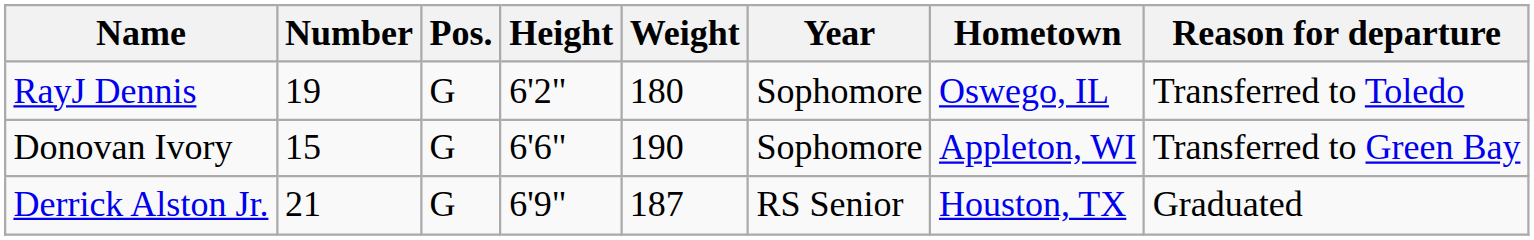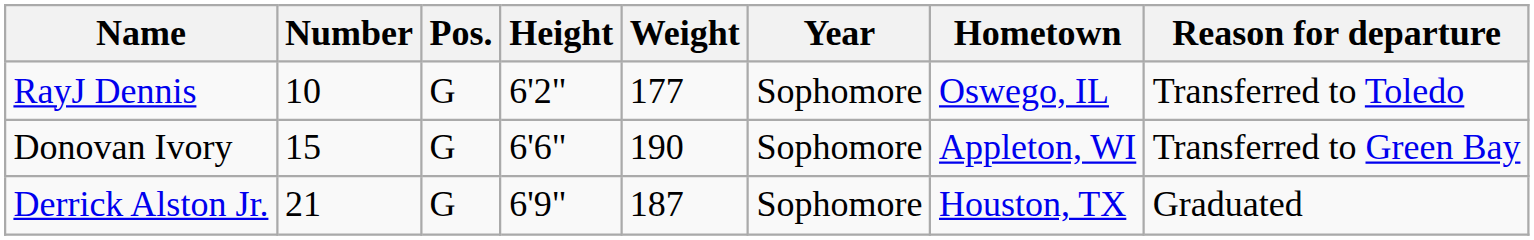(303, 90) 19 -> (303, 90) 10
(657, 90) 180 -> (657, 90) 177
(830, 204) RS Senior -> (839, 204) Sophomore
